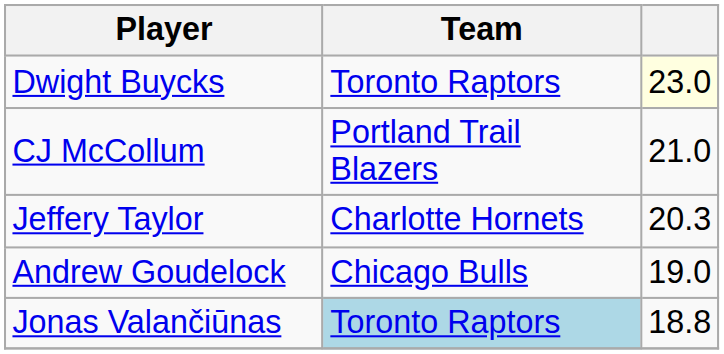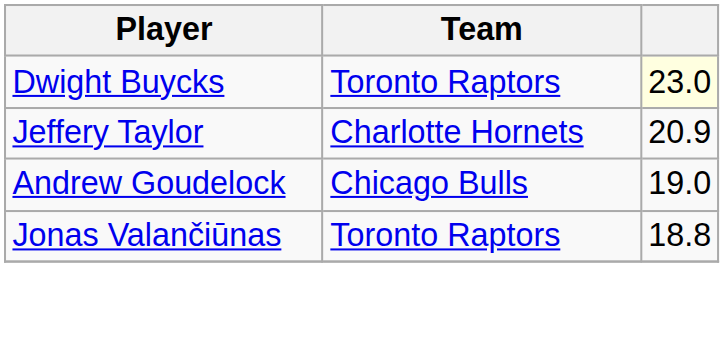- row: (109, 150)
(680, 220) 20.3 -> (680, 132) 20.9
(445, 322) lightblue background -> (445, 235) no background
